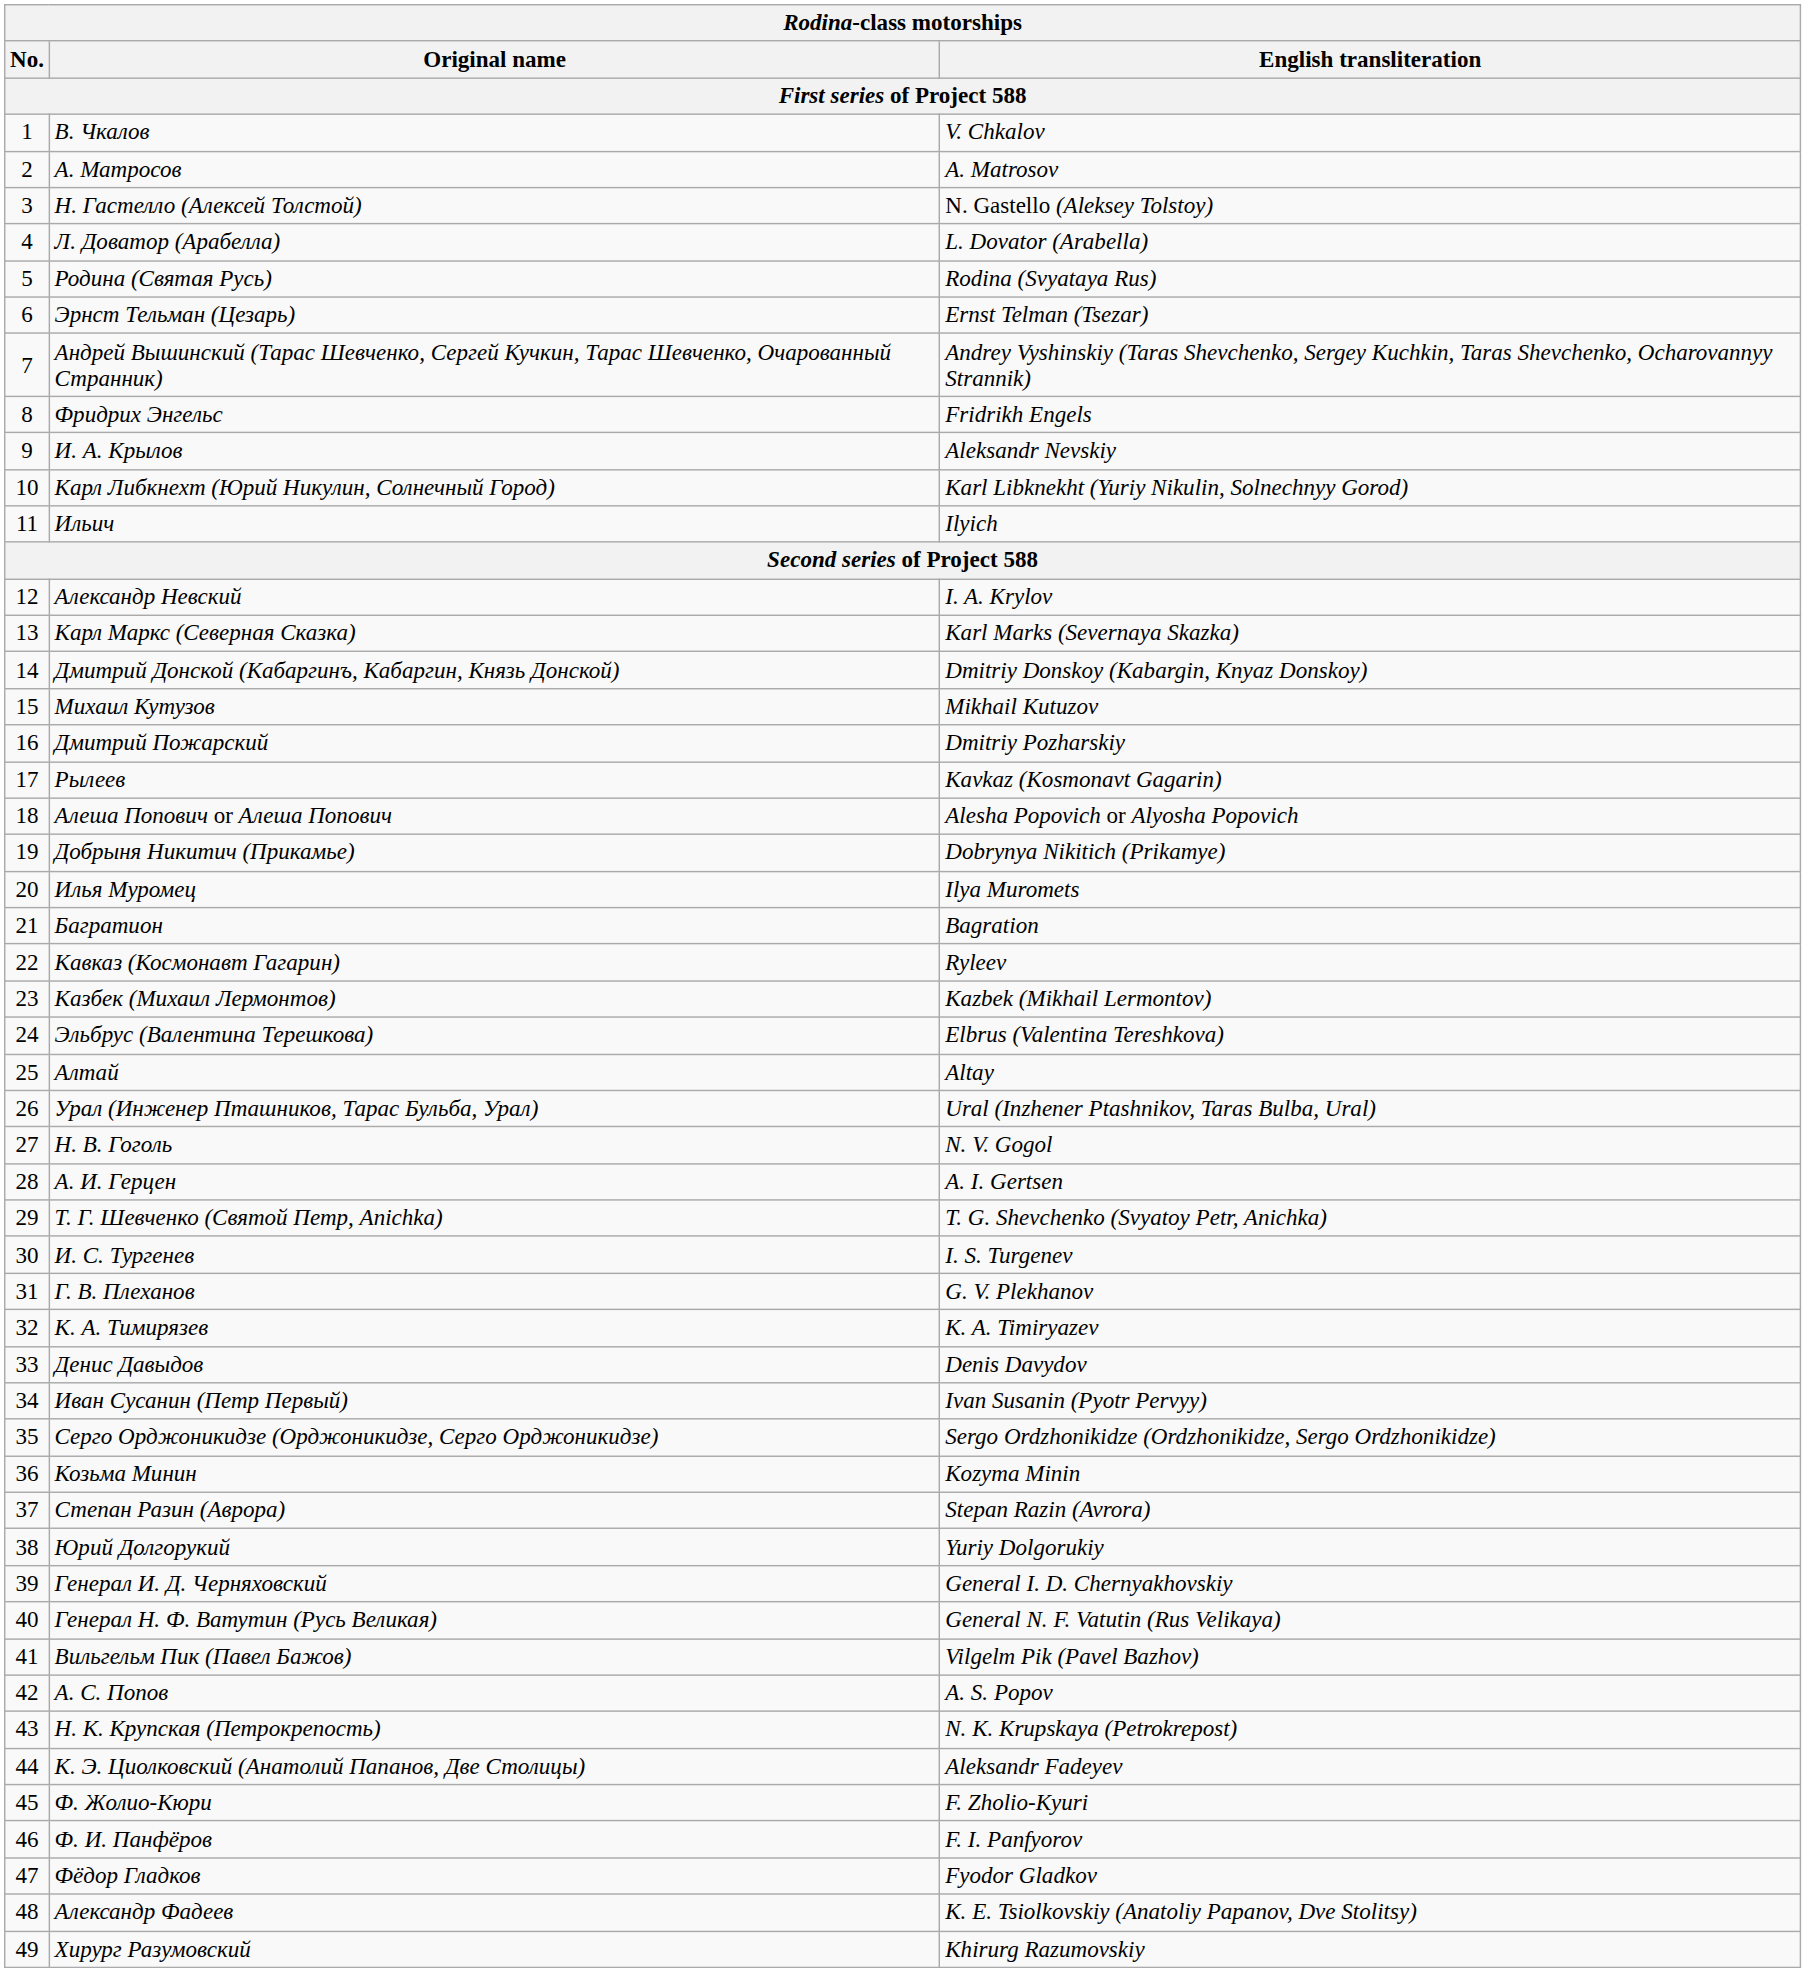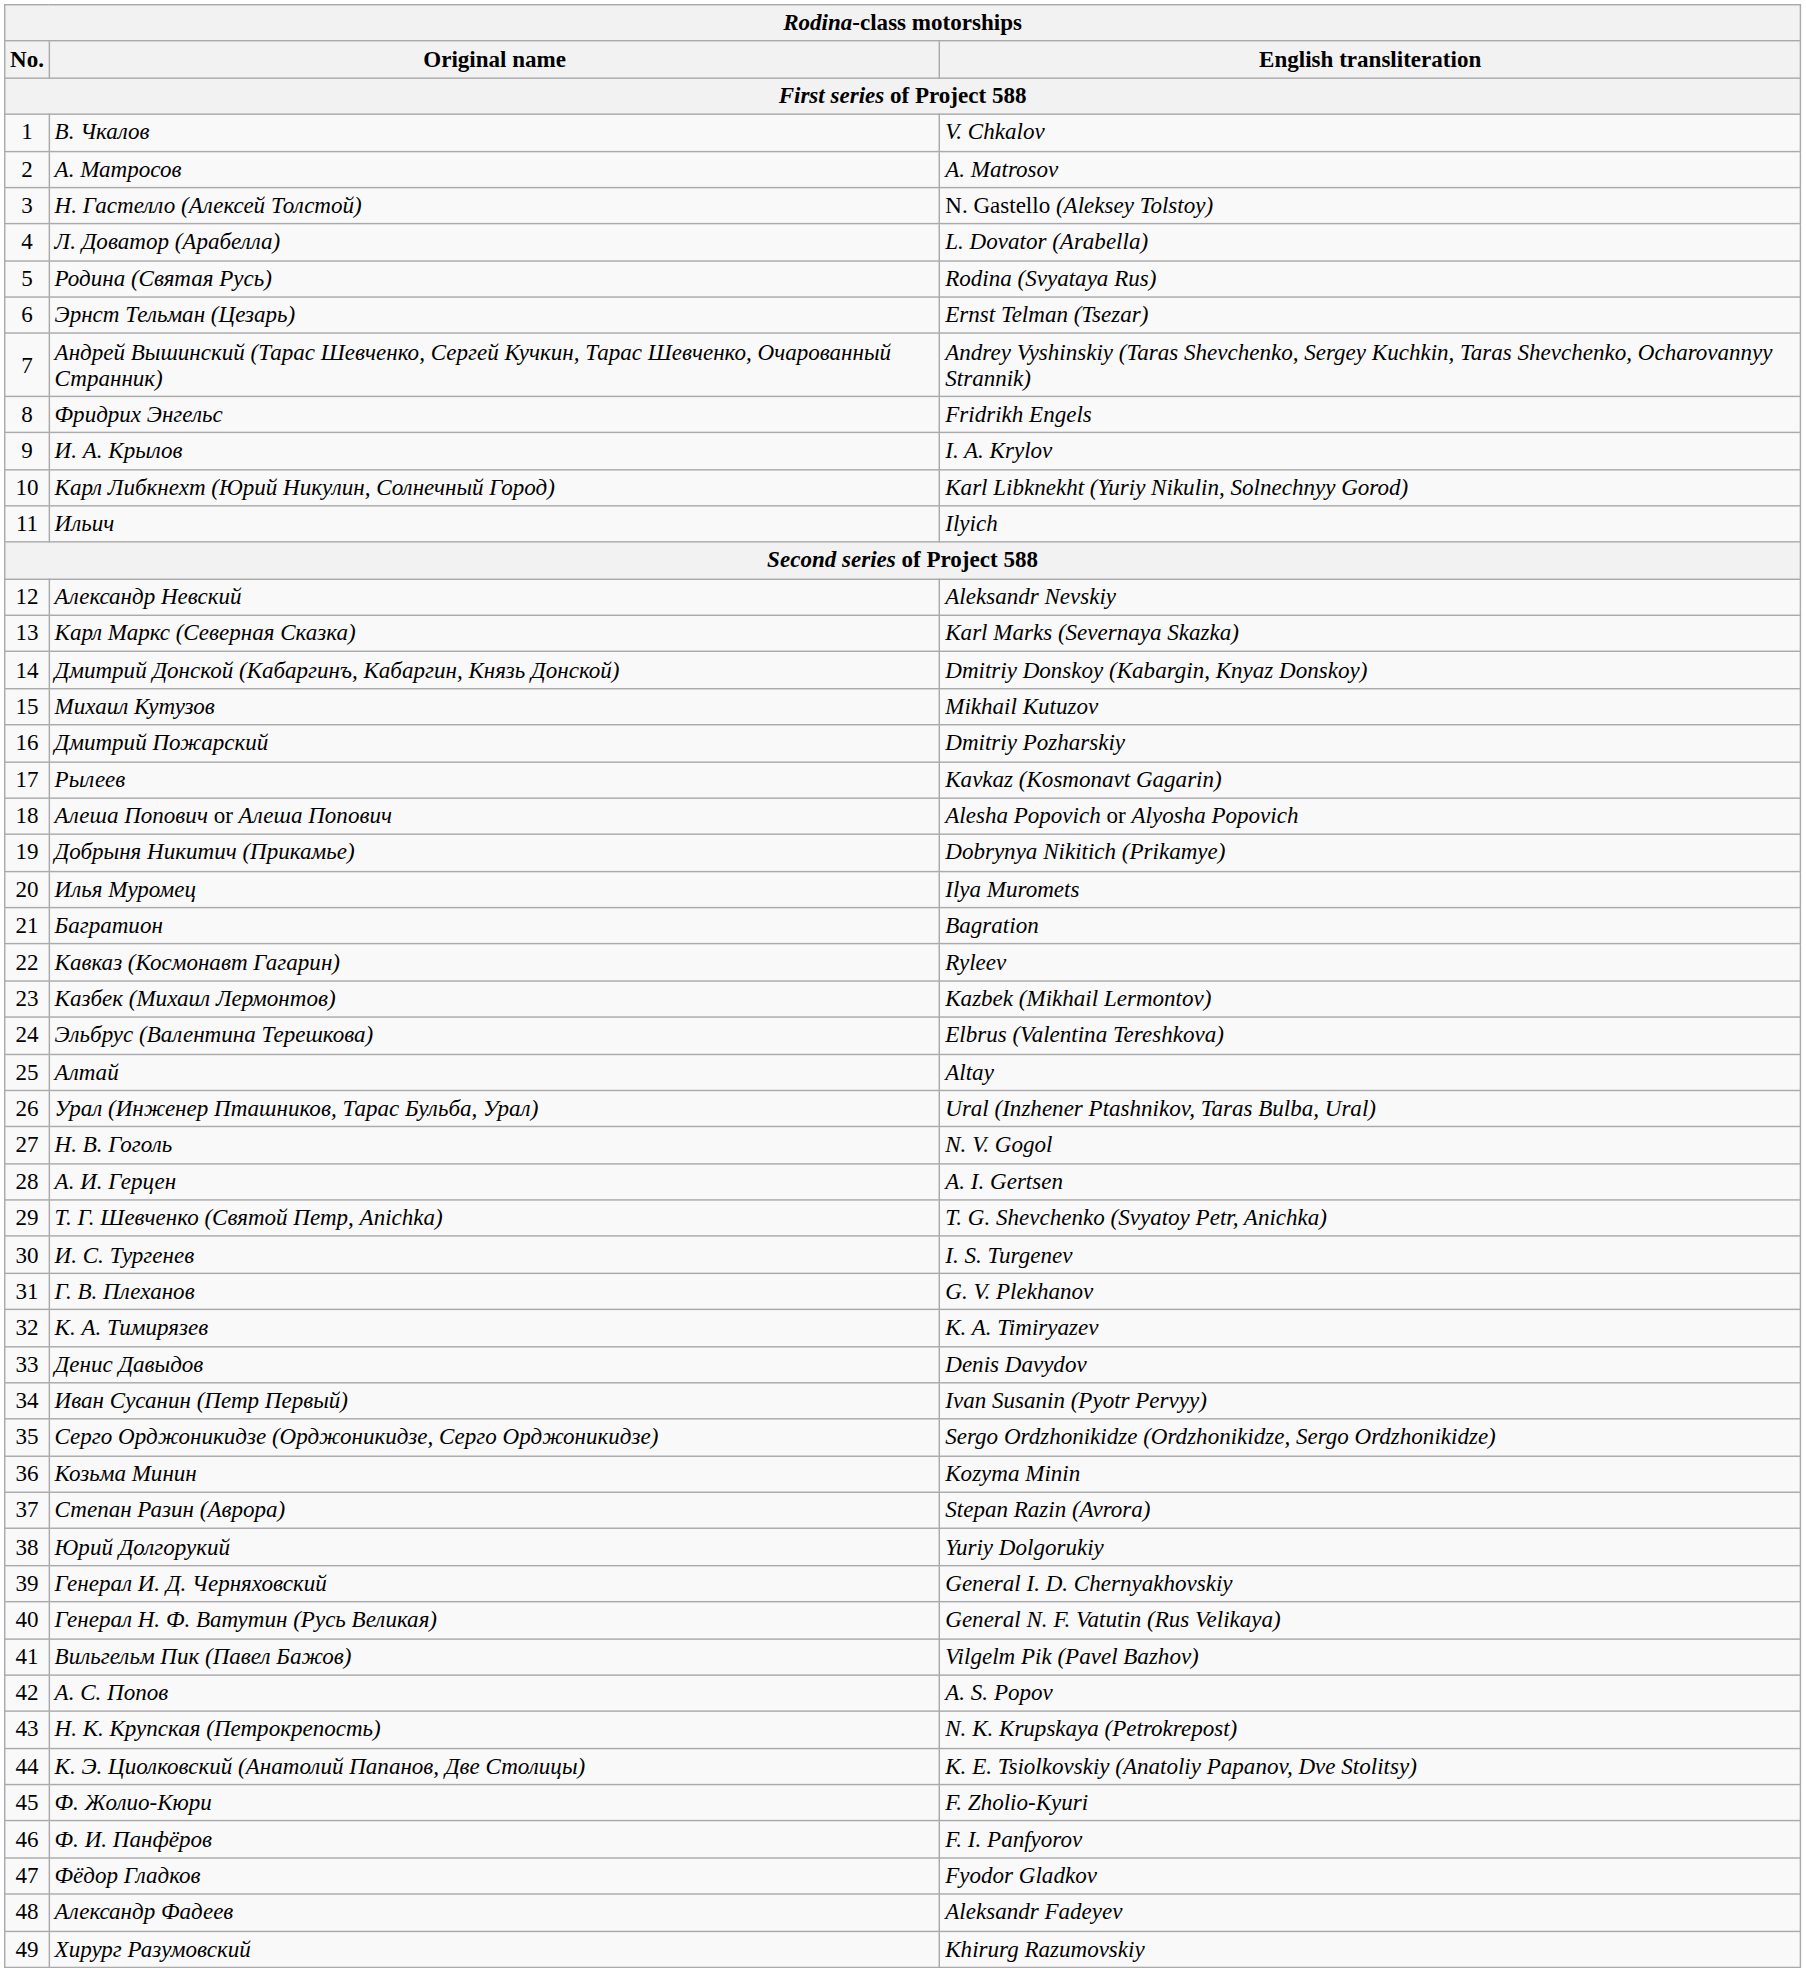(1031, 450) Aleksandr Nevskiy -> (999, 450) I. A. Krylov
(999, 596) I. A. Krylov -> (1031, 596) Aleksandr Nevskiy
(1034, 1766) Aleksandr Fadeyev -> (1181, 1766) K. E. Tsiolkovskiy (Anatoliy Papanov, Dve Stolitsy)
(1181, 1912) K. E. Tsiolkovskiy (Anatoliy Papanov, Dve Stolitsy) -> (1034, 1912) Aleksandr Fadeyev
